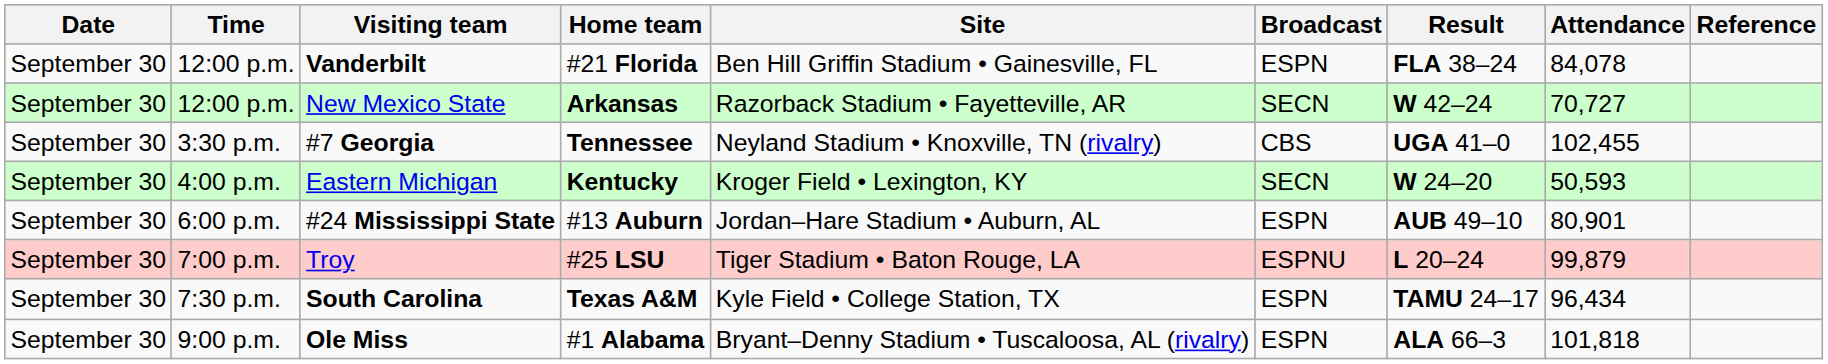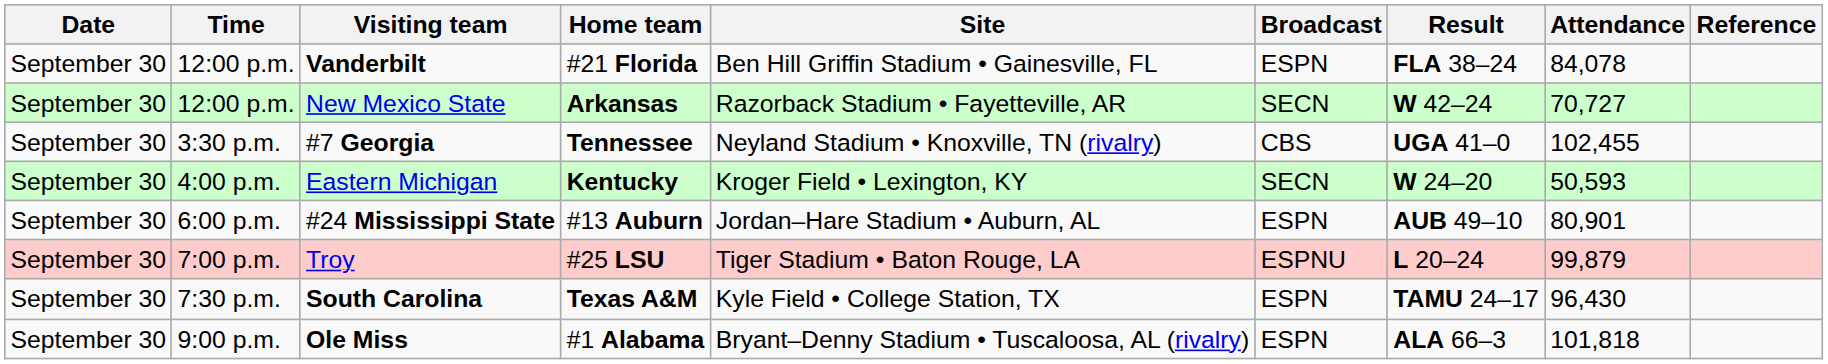(1588, 299) 96,434 -> (1588, 299) 96,430
